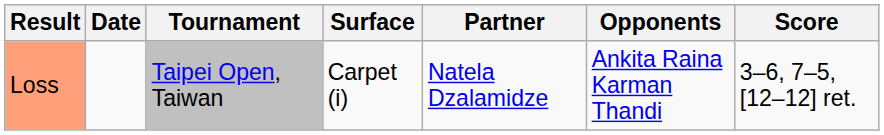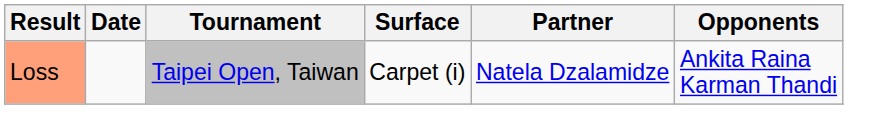- column: (807, 22)
